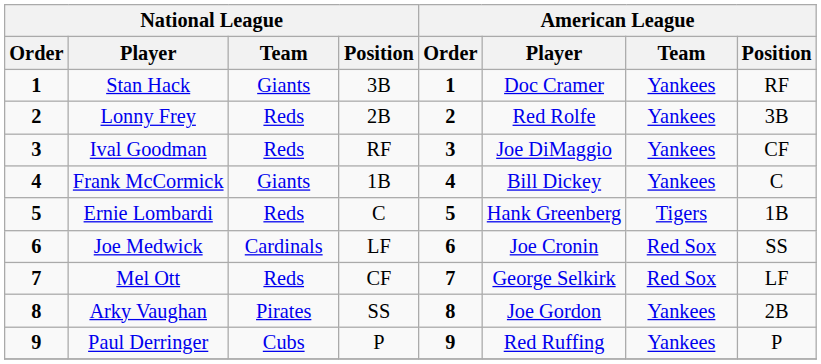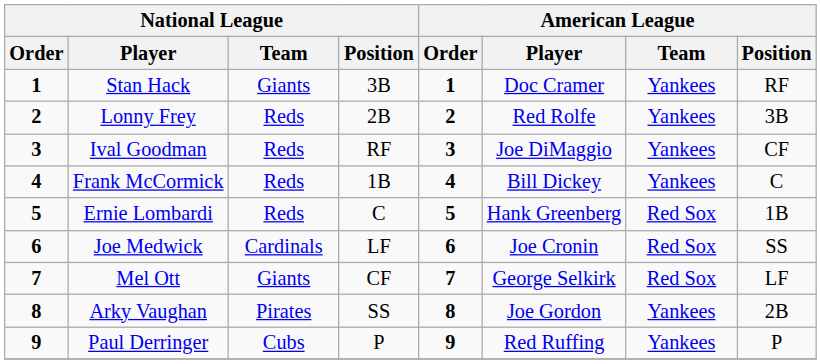(284, 181) Giants -> (284, 181) Reds
(681, 213) Tigers -> (681, 213) Red Sox
(284, 278) Reds -> (284, 278) Giants
